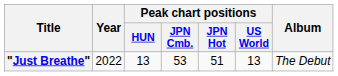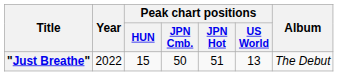(143, 61) 13 -> (143, 61) 15
(180, 61) 53 -> (180, 61) 50
